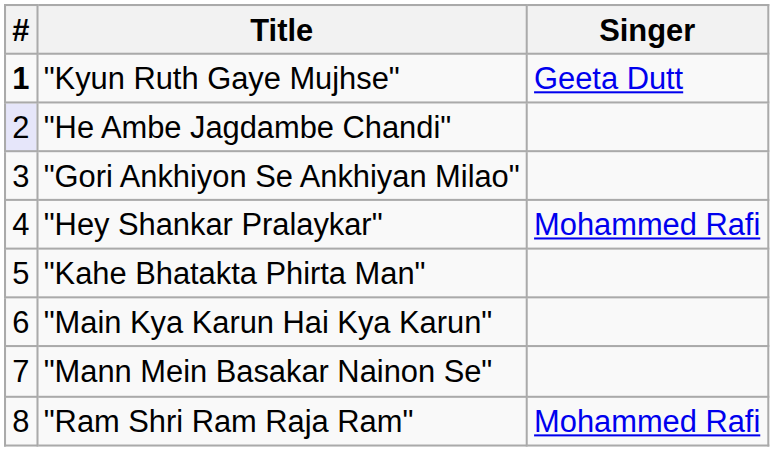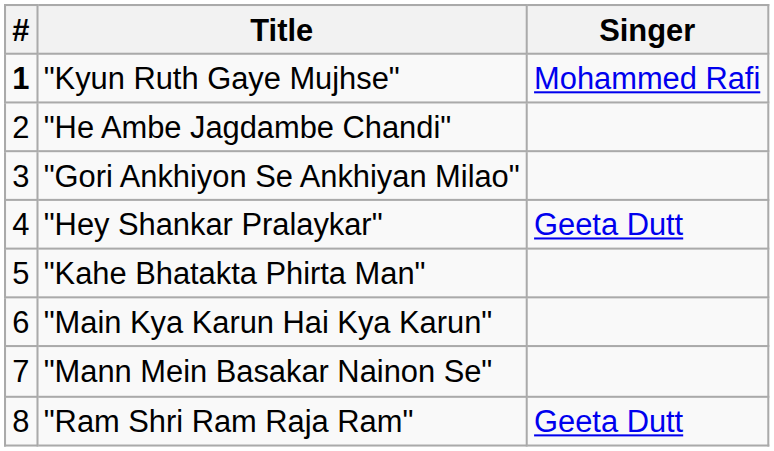(609, 78) Geeta Dutt -> (647, 78) Mohammed Rafi
(21, 127) lavender background -> (21, 127) no background
(647, 225) Mohammed Rafi -> (609, 225) Geeta Dutt
(647, 420) Mohammed Rafi -> (609, 420) Geeta Dutt
